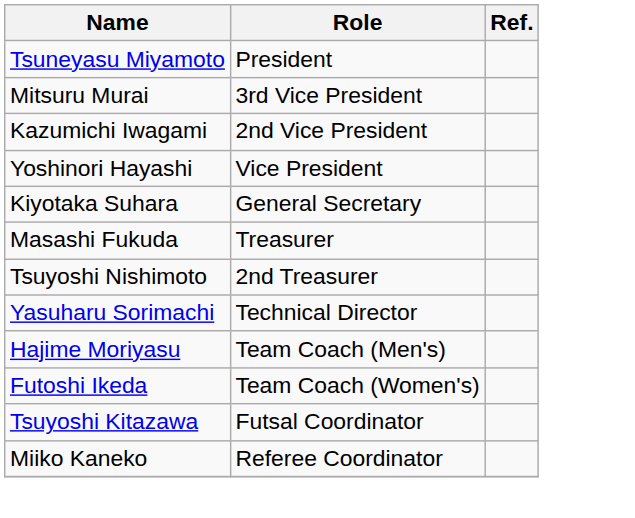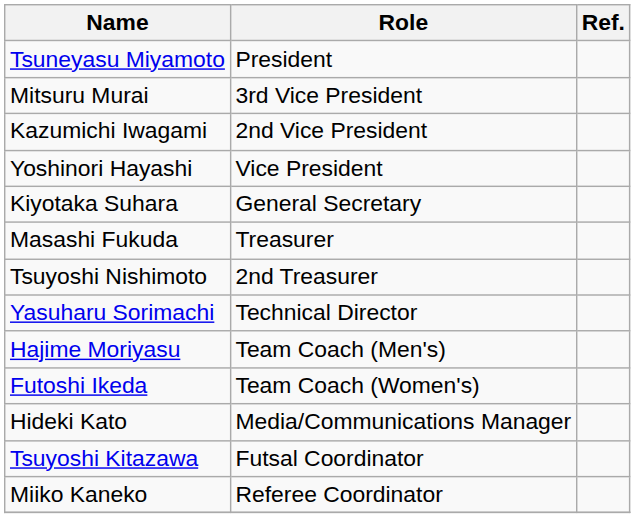+ row: (68, 421)
